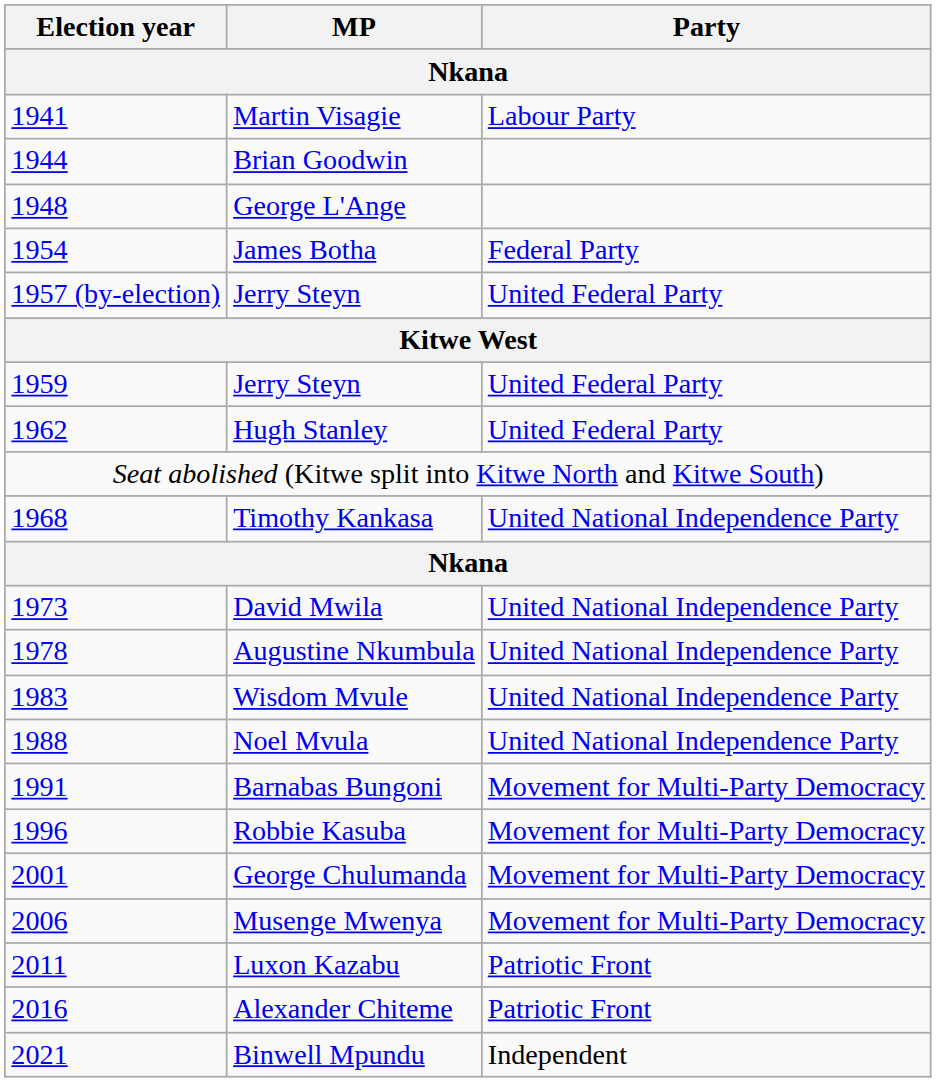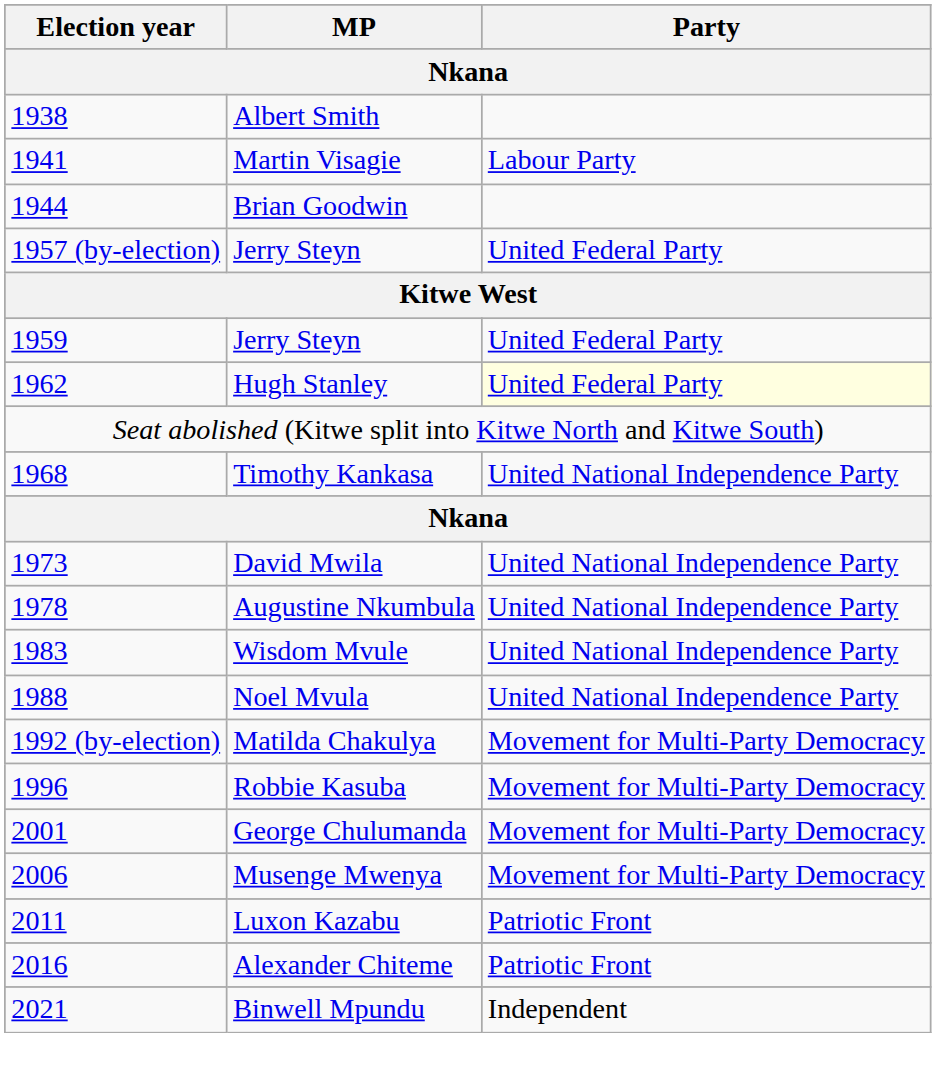+ row: (40, 116)
- row: (40, 205)
- row: (40, 250)
(605, 428) no background -> (605, 384) lightyellow background
- row: (40, 786)
+ row: (116, 741)
